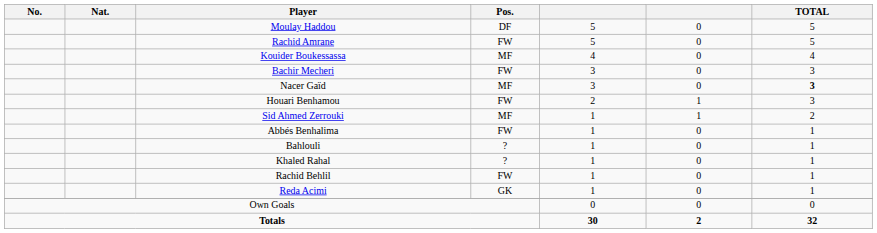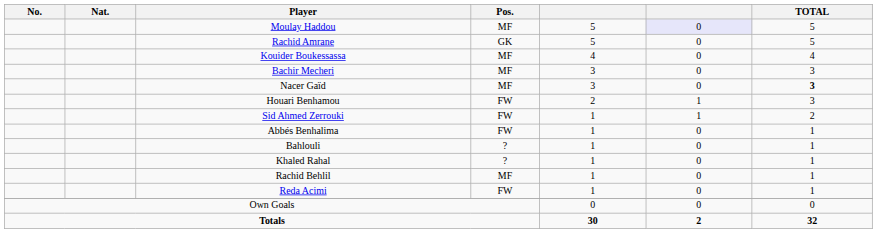(505, 26) DF -> (505, 26) MF
(699, 26) no background -> (699, 26) lavender background
(505, 41) FW -> (505, 41) GK
(505, 71) FW -> (505, 71) MF
(505, 115) MF -> (505, 115) FW
(505, 175) FW -> (505, 175) MF
(505, 190) GK -> (505, 190) FW
